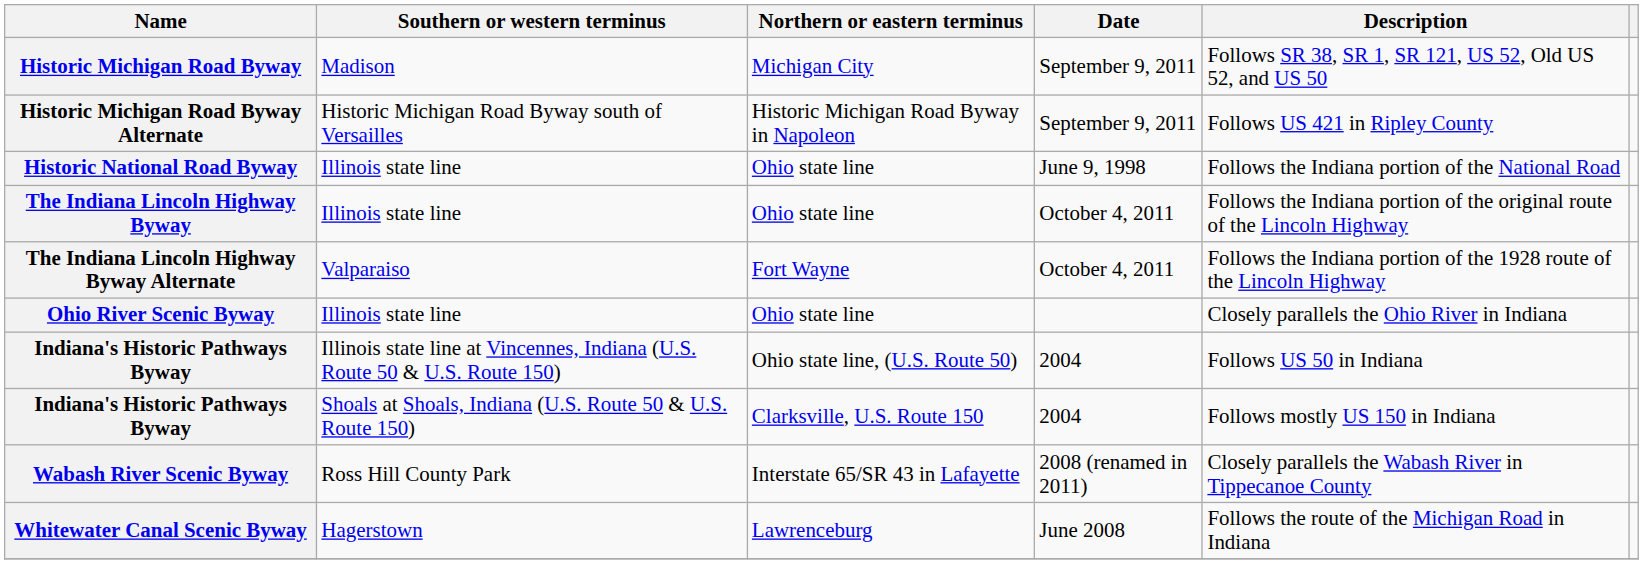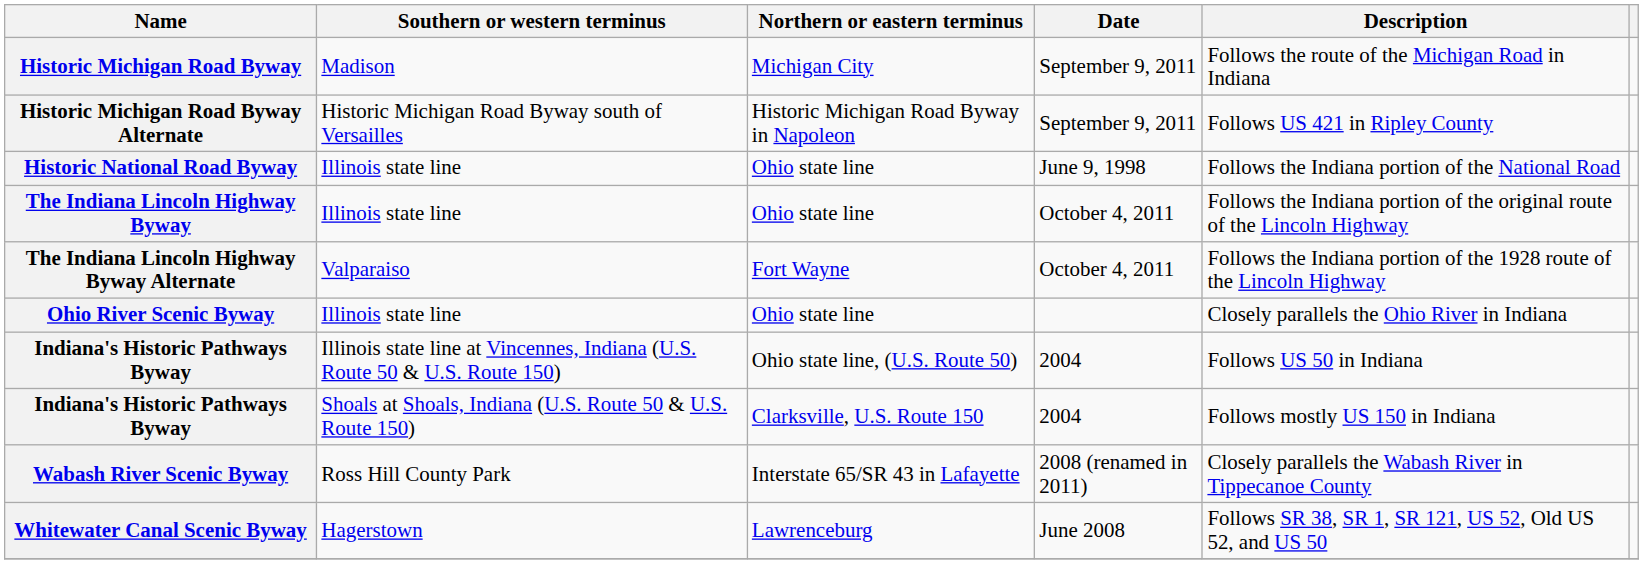(1401, 66) Follows SR 38, SR 1, SR 121, US 52, Old US 52, and US 50 -> (1386, 66) Follows the route of the Michigan Road in Indiana
(1386, 530) Follows the route of the Michigan Road in Indiana -> (1401, 530) Follows SR 38, SR 1, SR 121, US 52, Old US 52, and US 50
